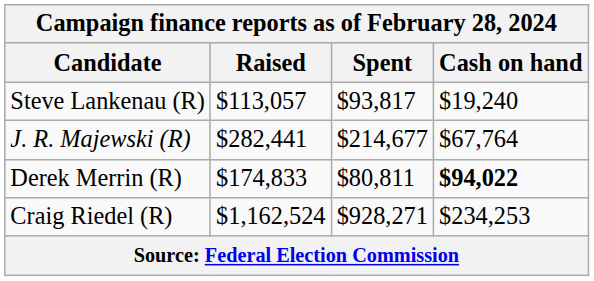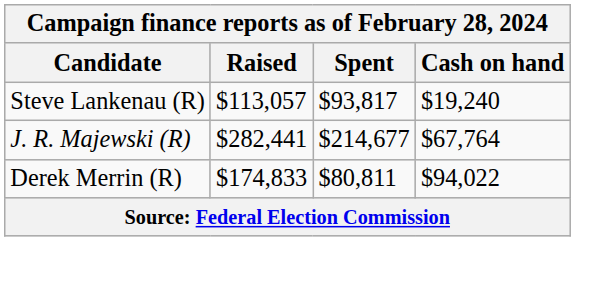(479, 178) bold -> (460, 178) normal
- row: (91, 216)
